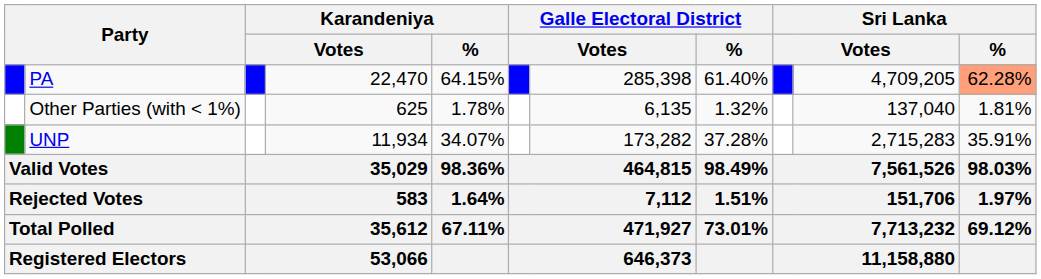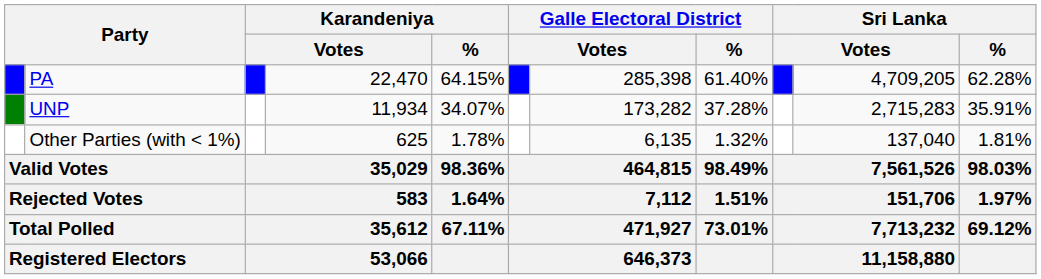(1000, 79) lightsalmon background -> (1000, 79) no background
rows swapped: (49, 139) <-> (135, 109)
